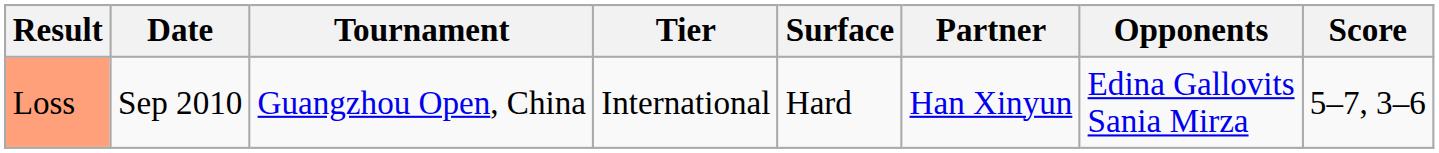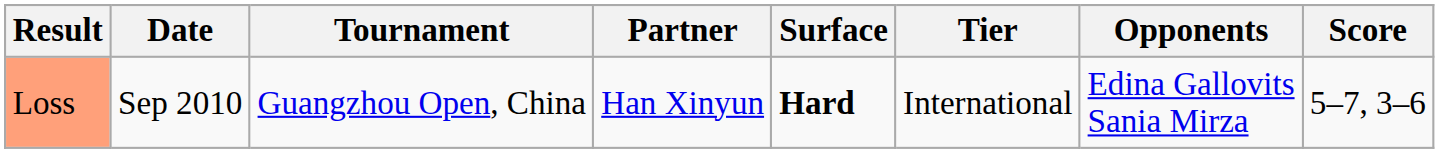columns swapped: (686, 30) <-> (991, 30)
(819, 101) normal -> (817, 101) bold
